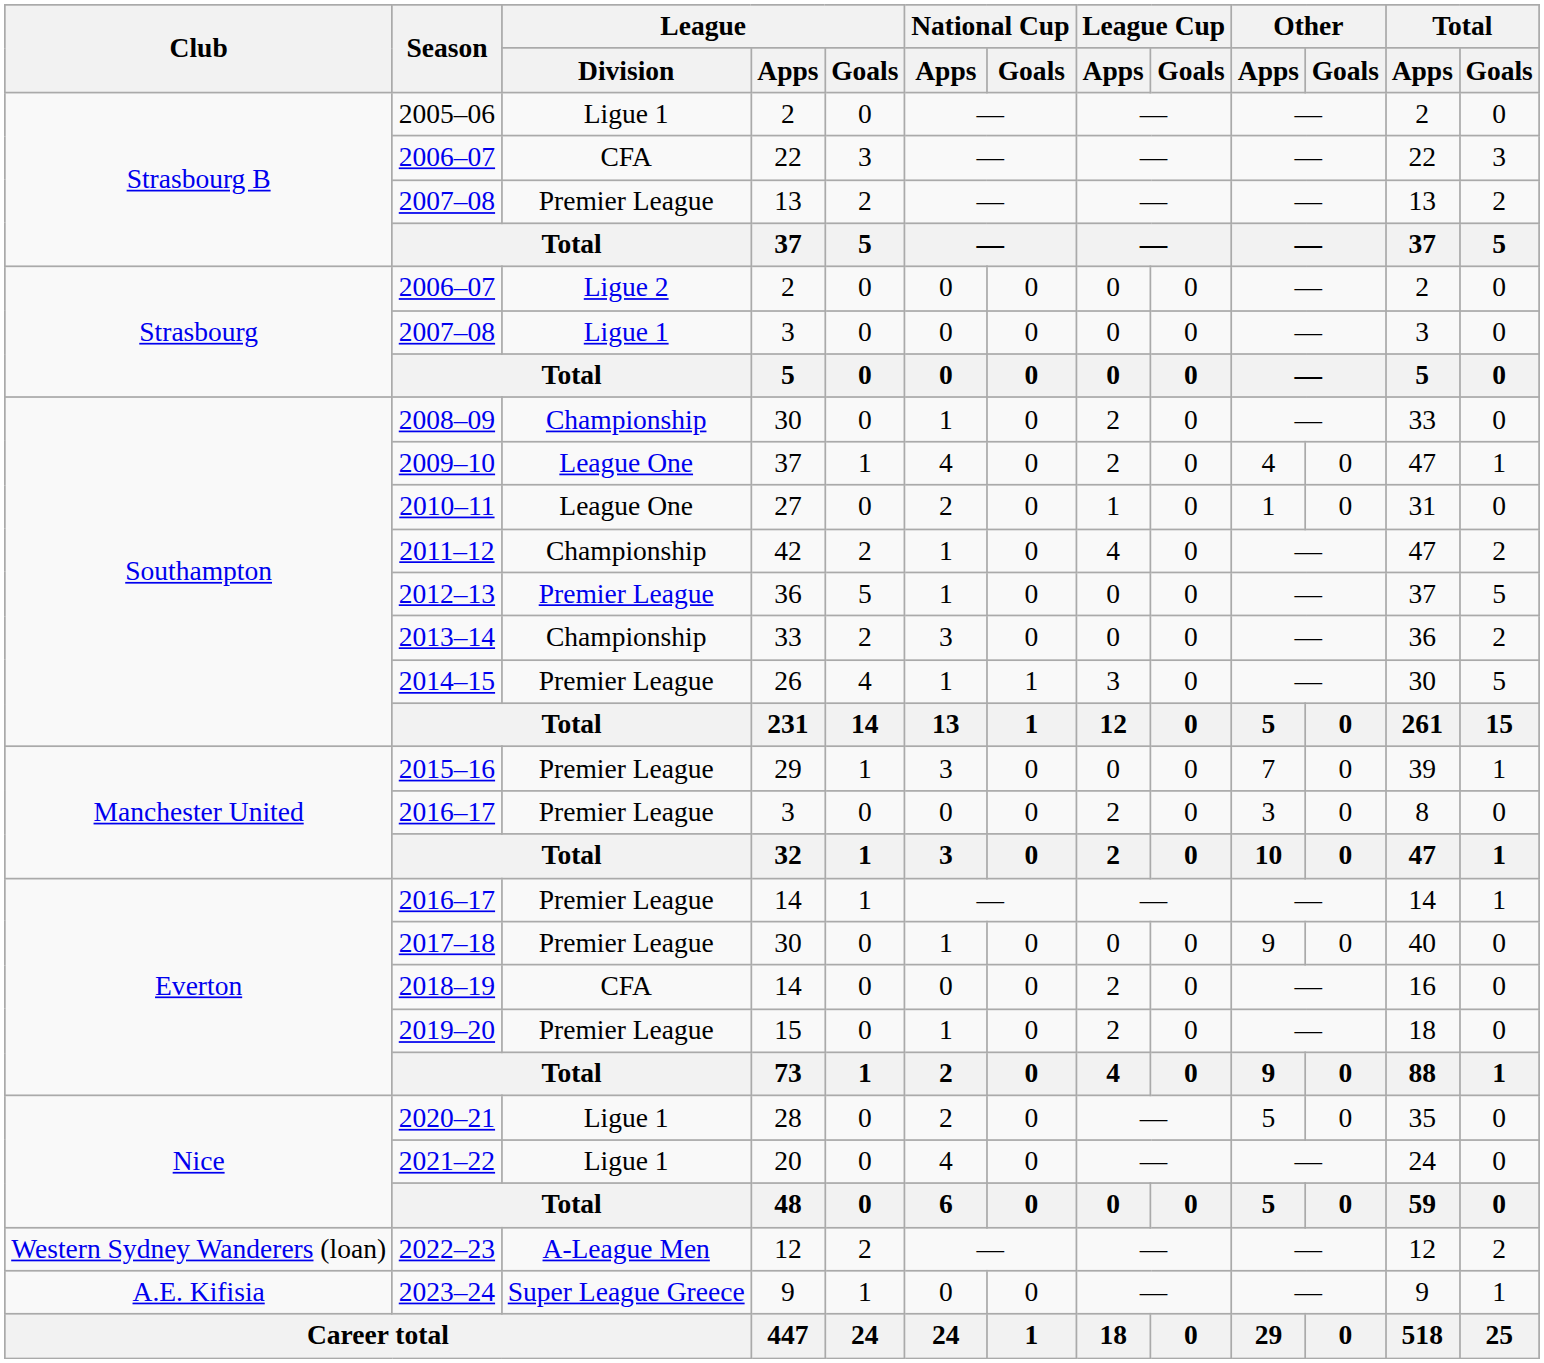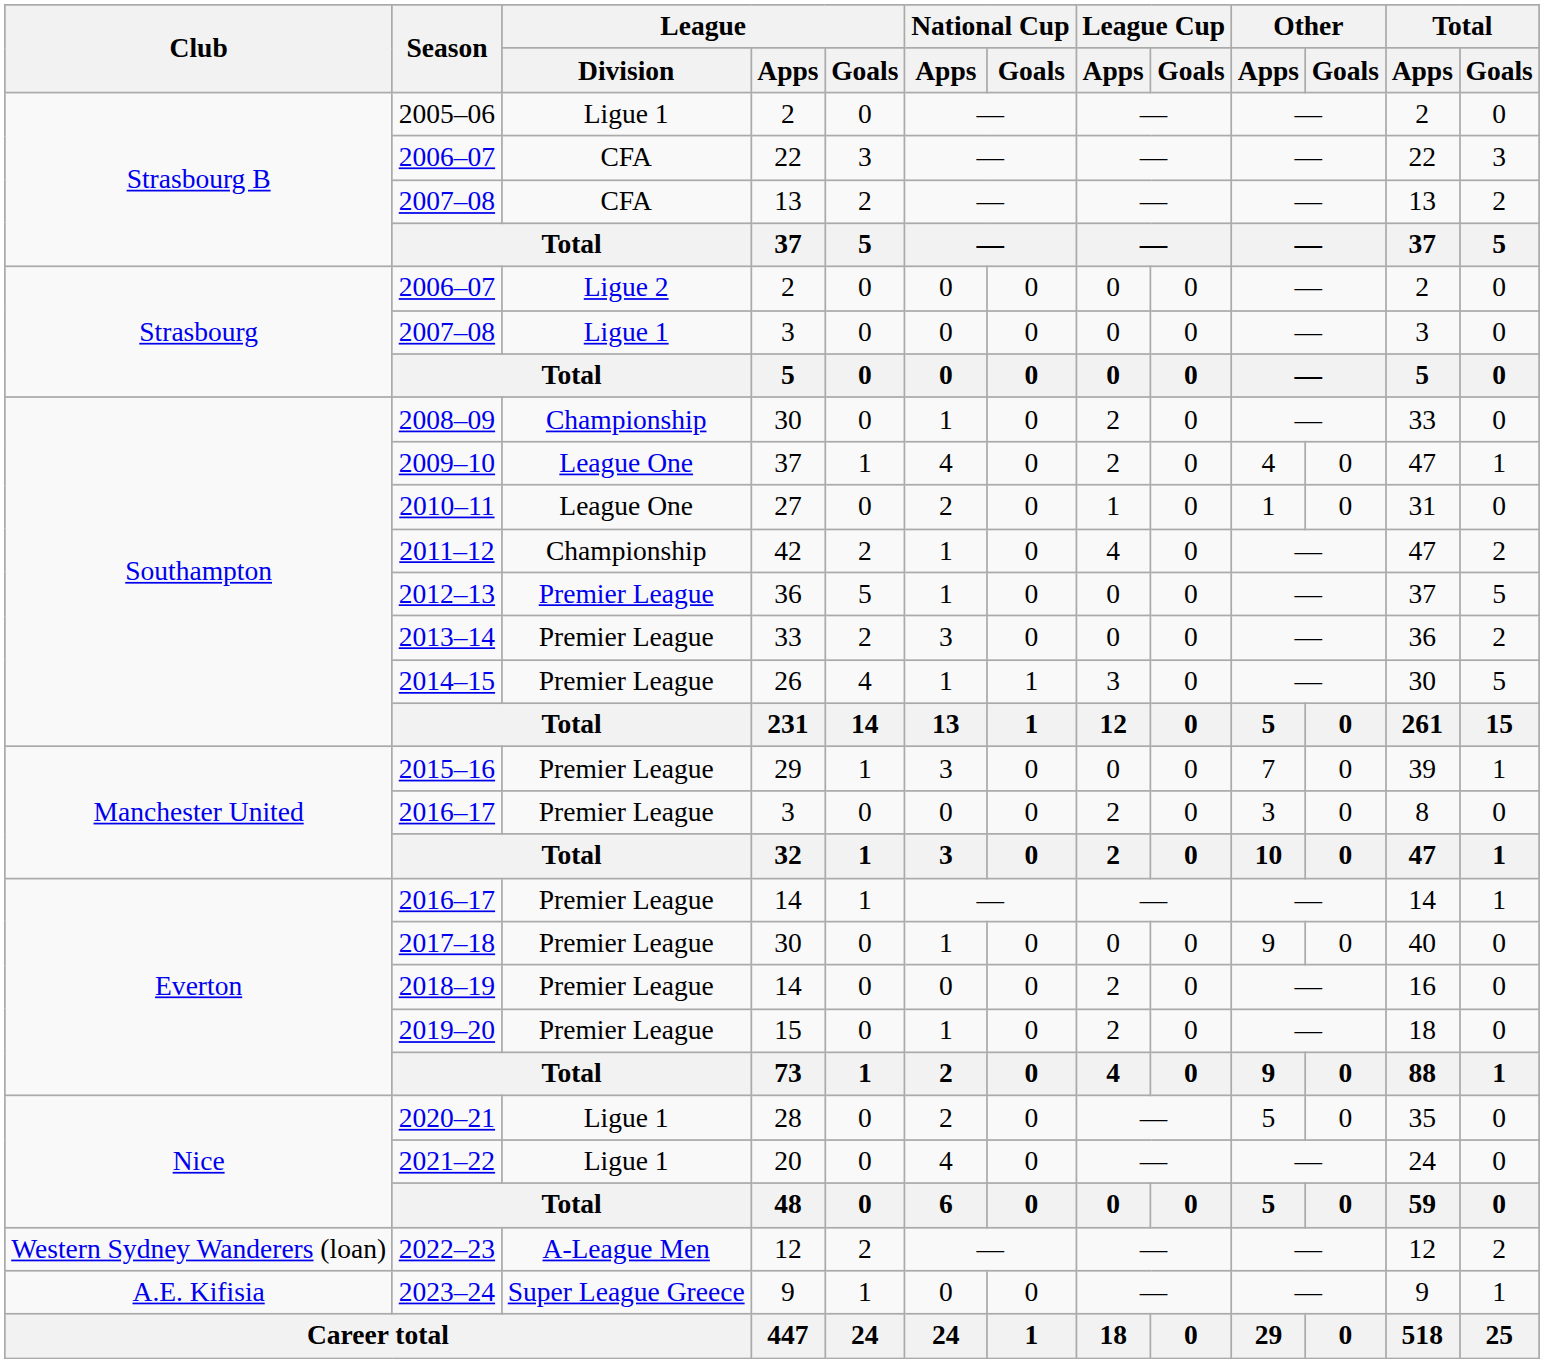(626, 200) Premier League -> (626, 200) CFA
(626, 637) Championship -> (626, 637) Premier League
(626, 986) CFA -> (626, 986) Premier League
